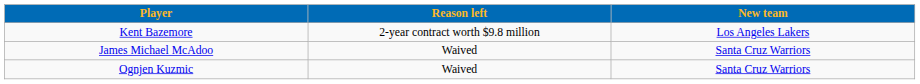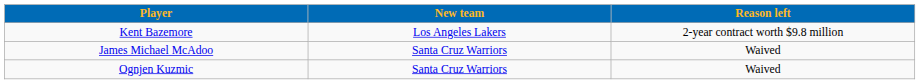columns swapped: (460, 13) <-> (763, 13)
